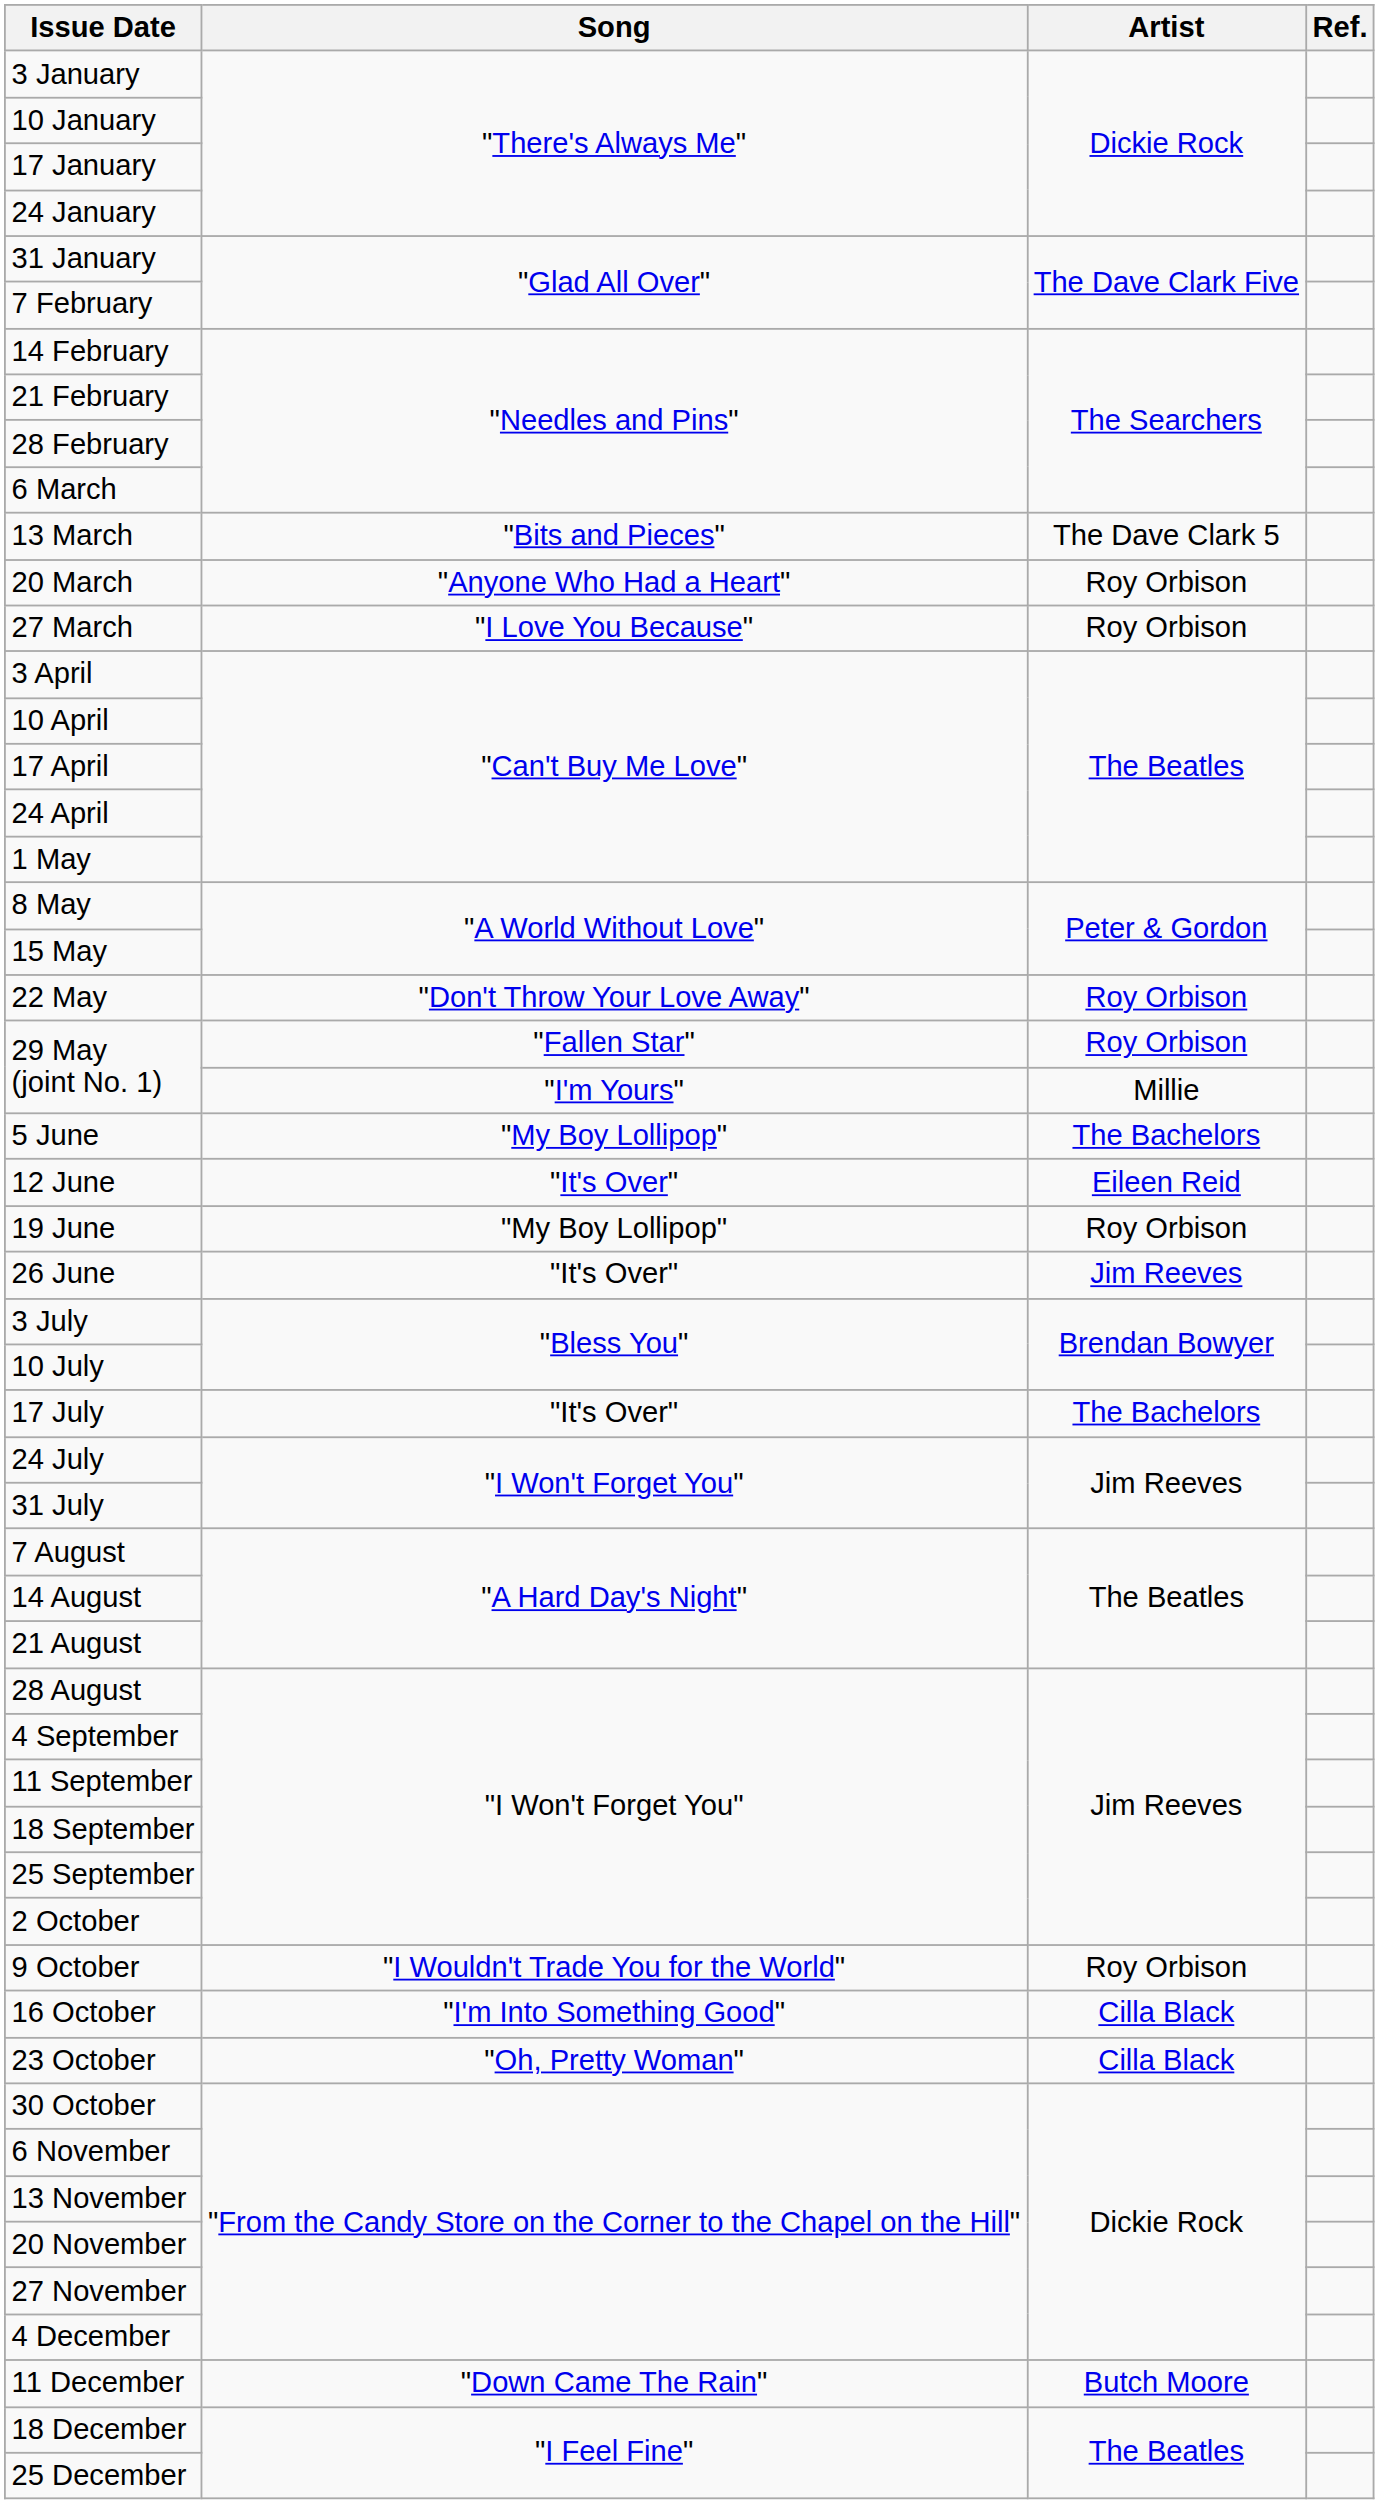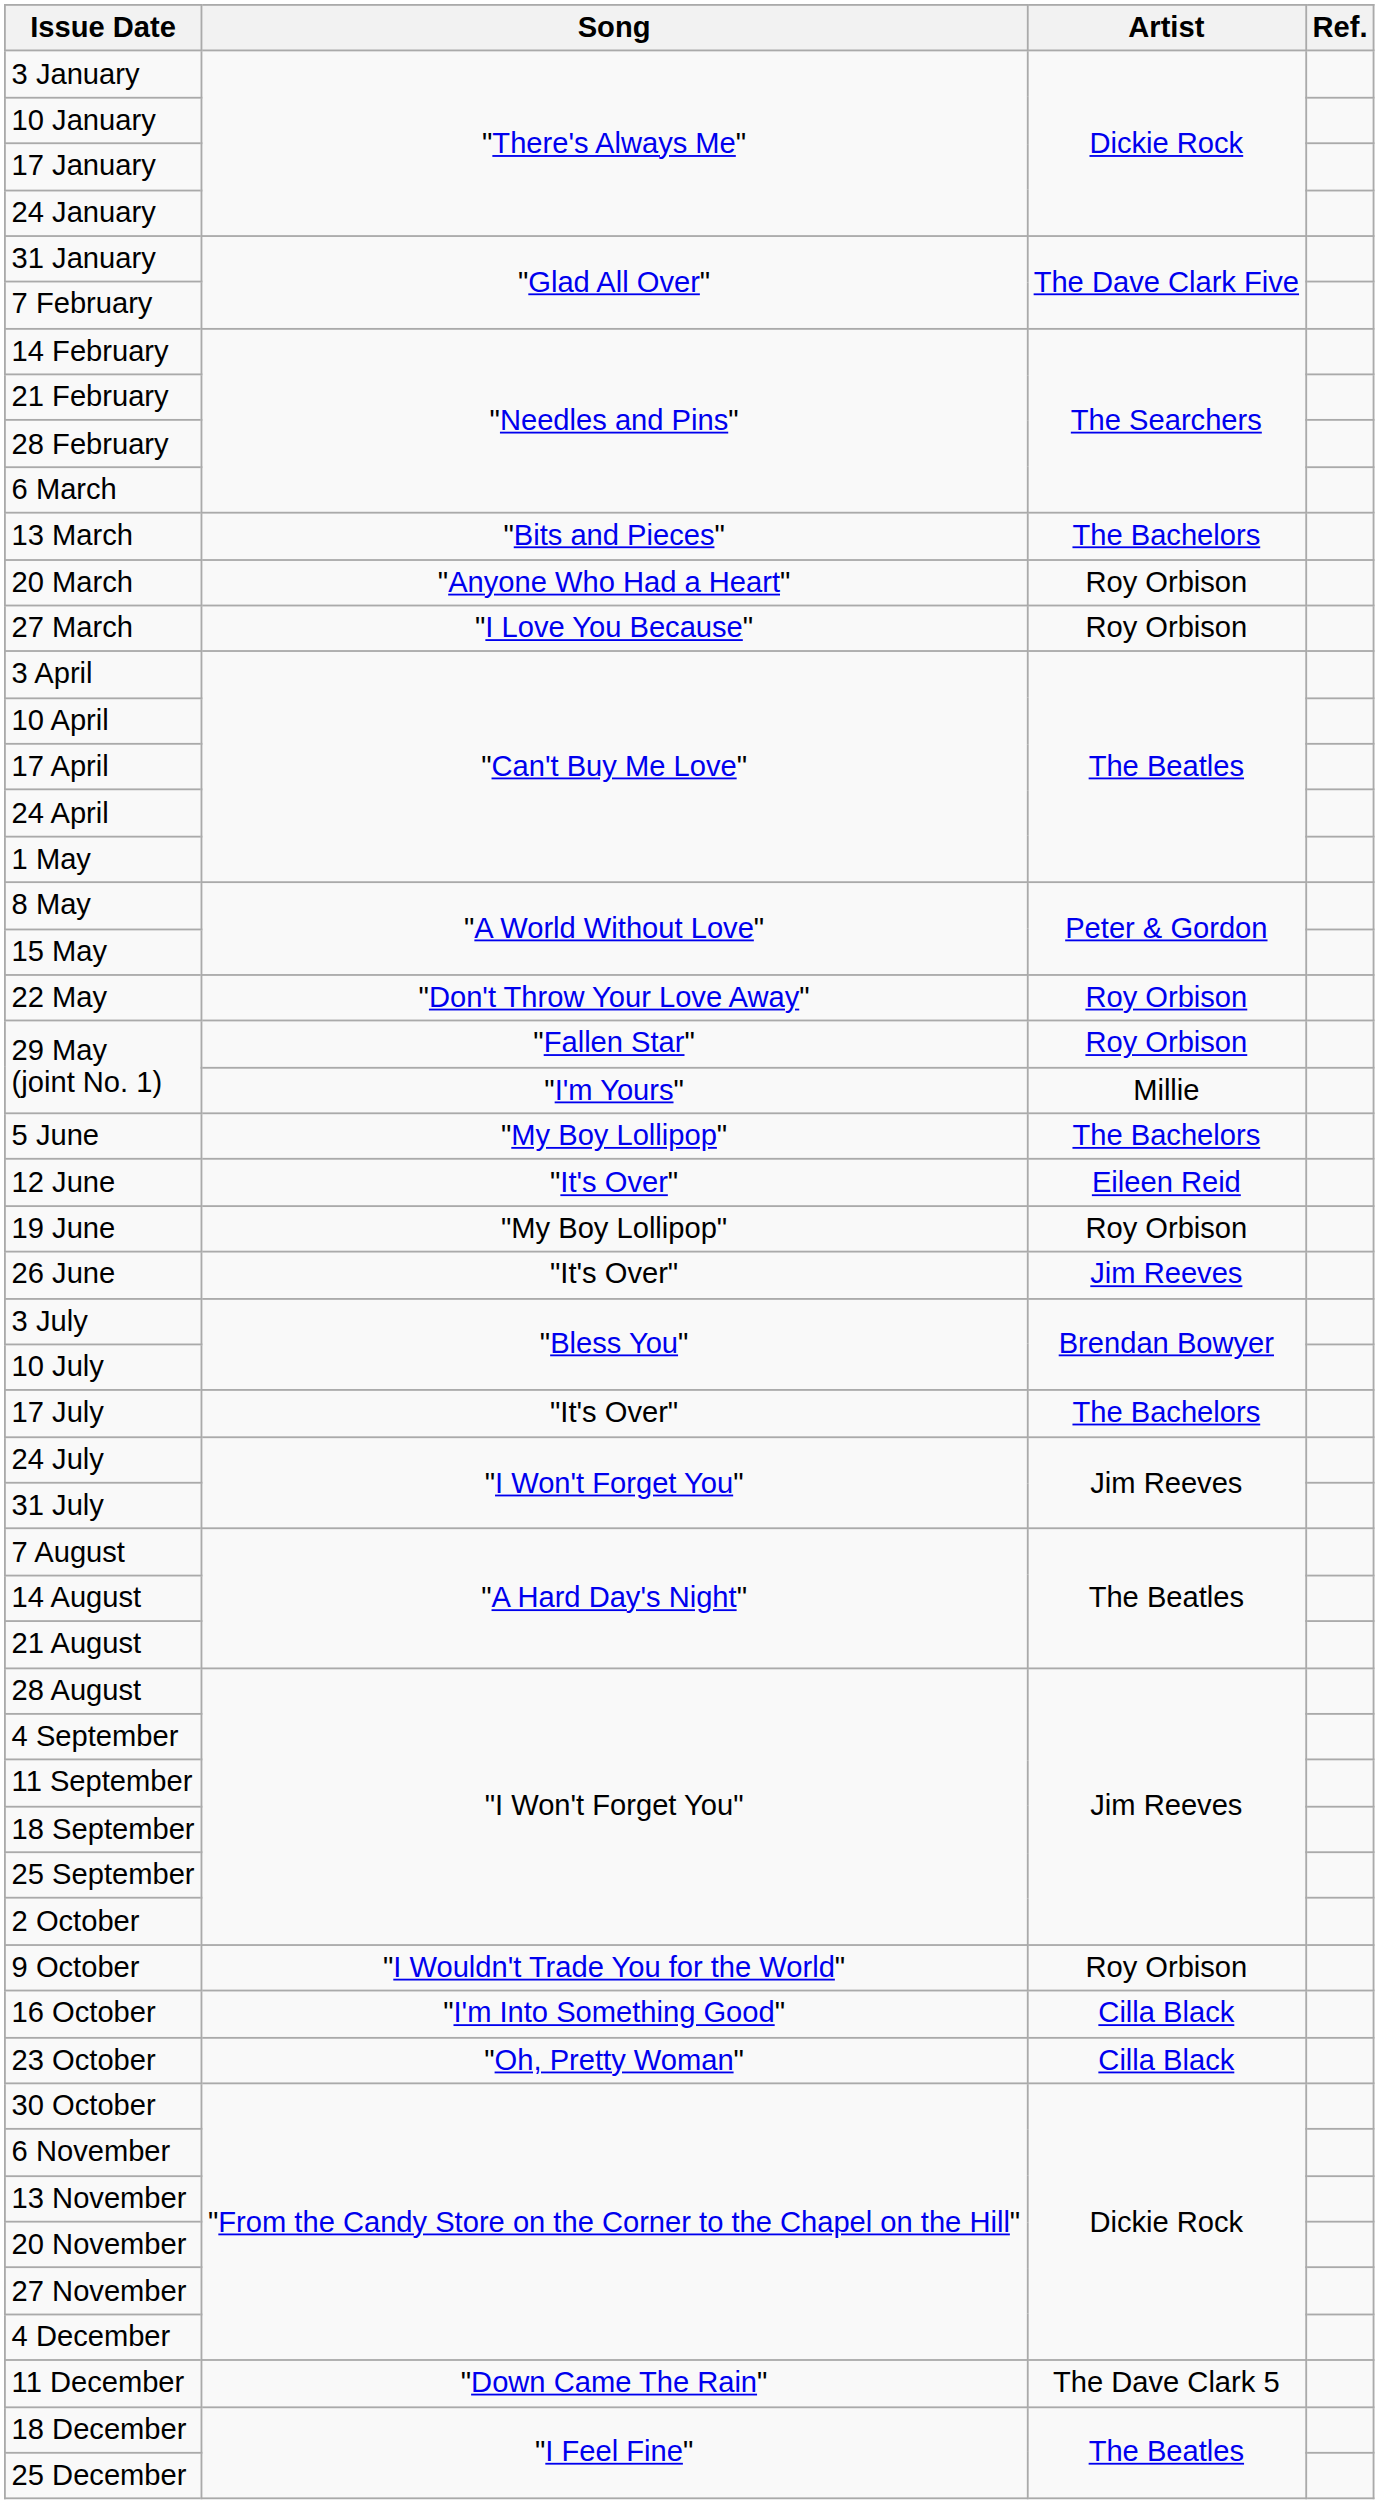(1166, 535) The Dave Clark 5 -> (1166, 535) The Bachelors
(1166, 2382) Butch Moore -> (1166, 2382) The Dave Clark 5
